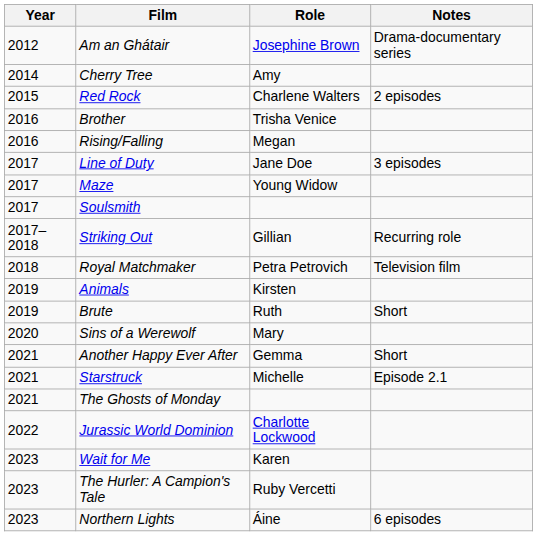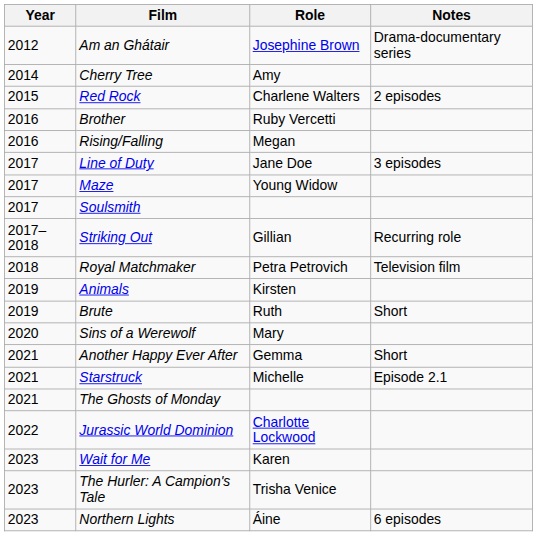(295, 119) Trisha Venice -> (294, 119) Ruby Vercetti
(294, 489) Ruby Vercetti -> (295, 489) Trisha Venice
